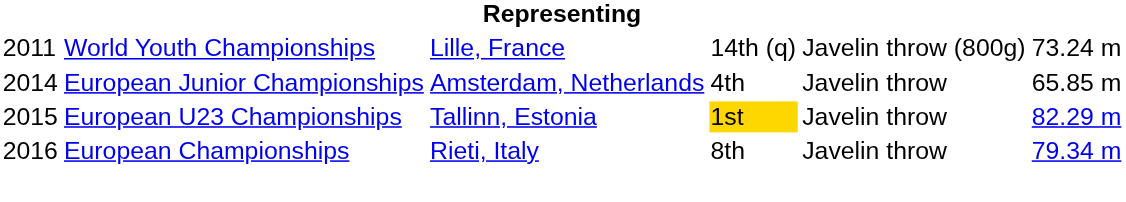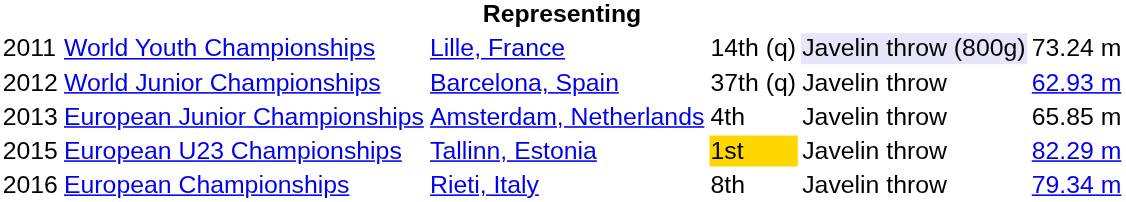(914, 48) no background -> (914, 48) lavender background
+ row: (222, 82)
(30, 82) 2014 -> (30, 116) 2013
